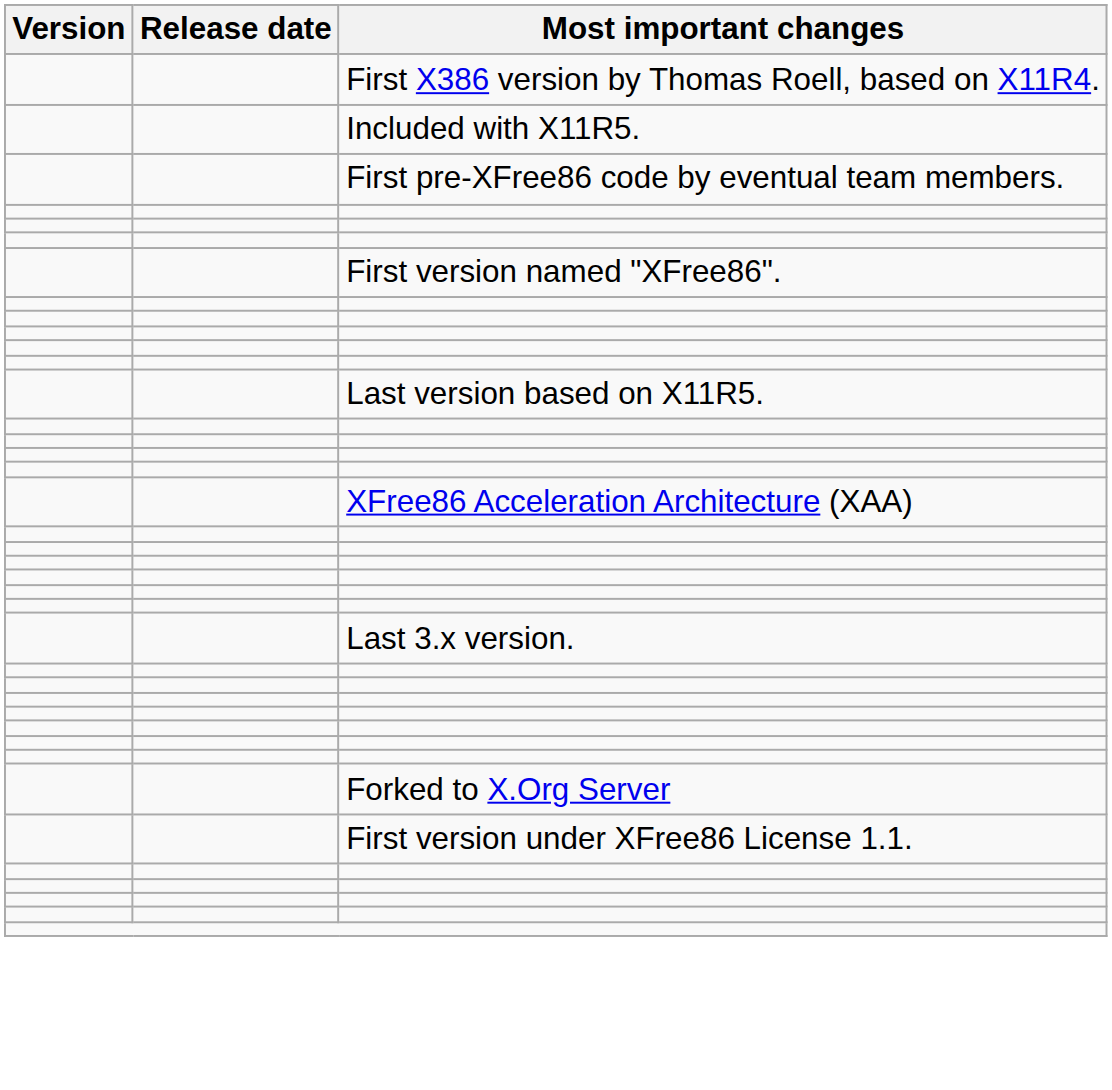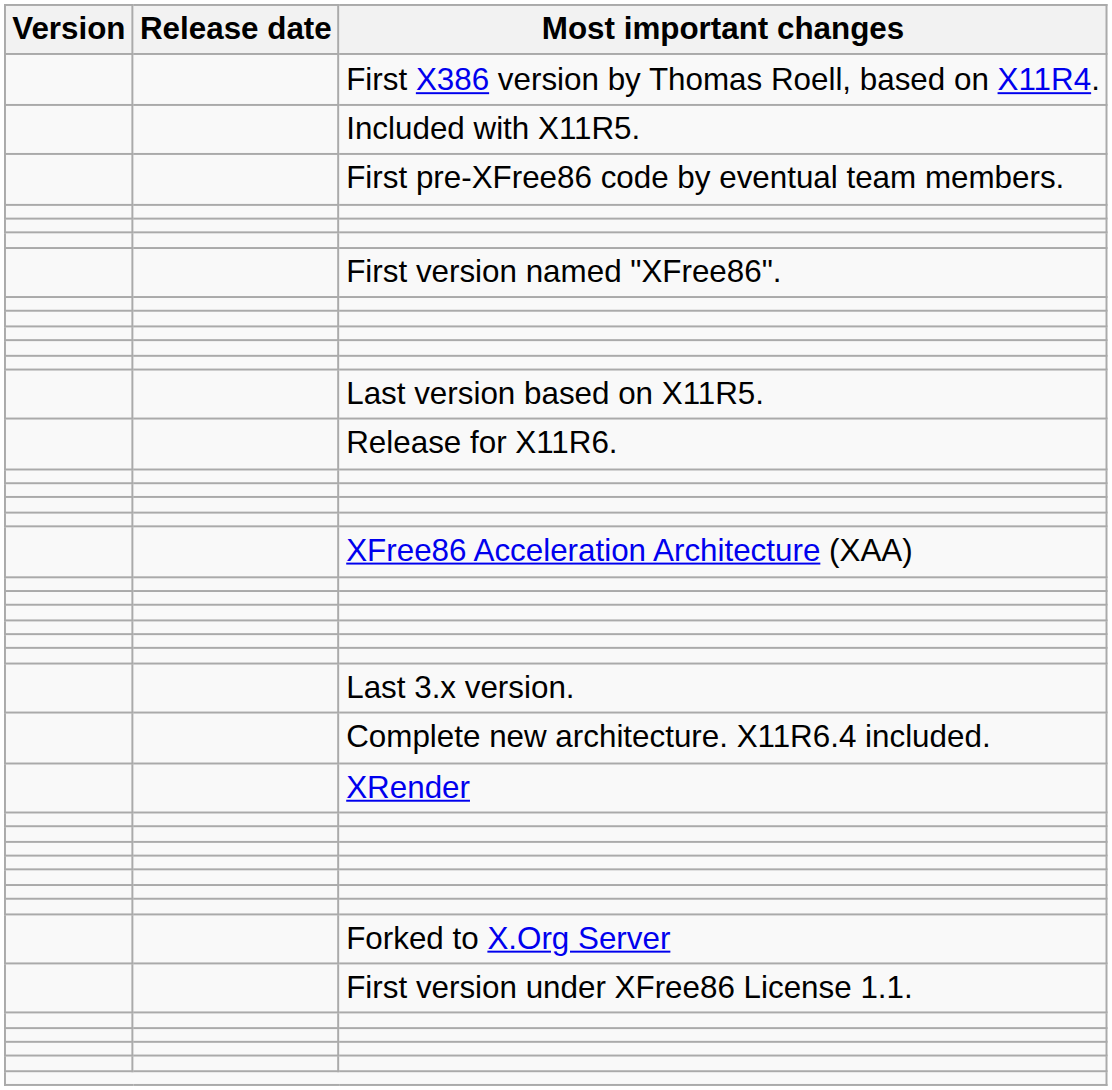+ row: (69, 444)
+ row: (69, 738)
+ row: (69, 787)
